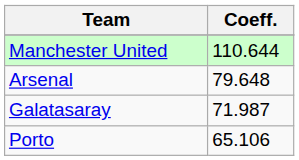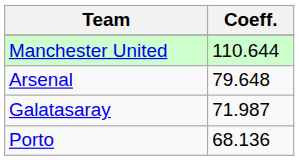(241, 140) 65.106 -> (241, 140) 68.136
